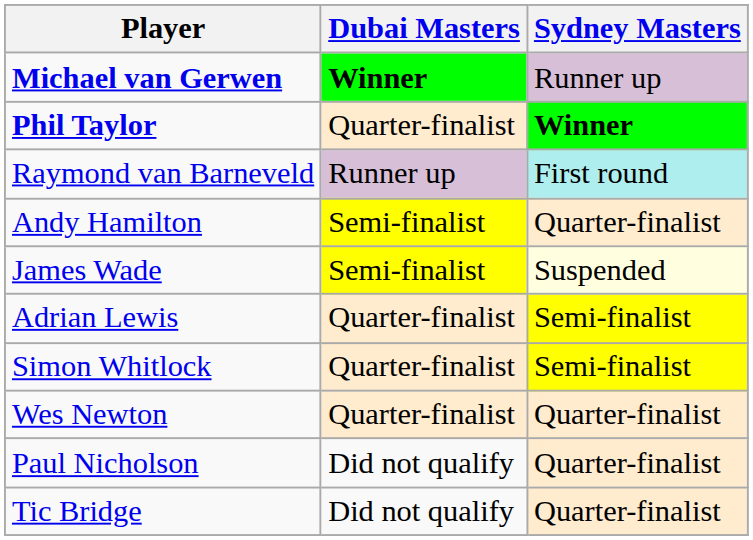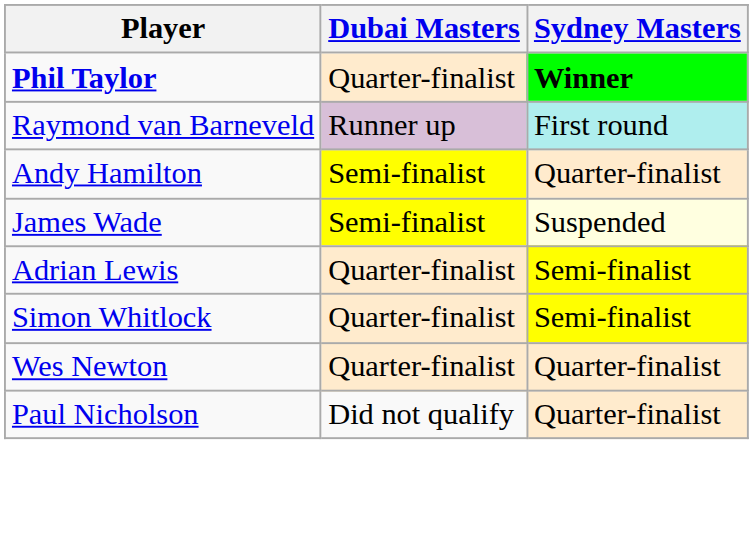- row: (147, 76)
- row: (77, 510)
